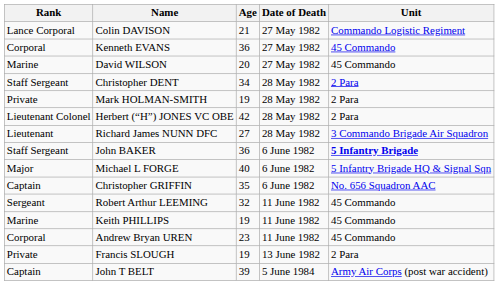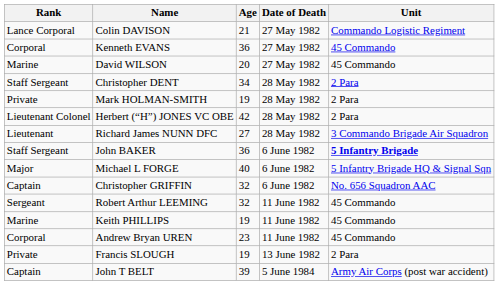(244, 185) 35 -> (244, 185) 32
